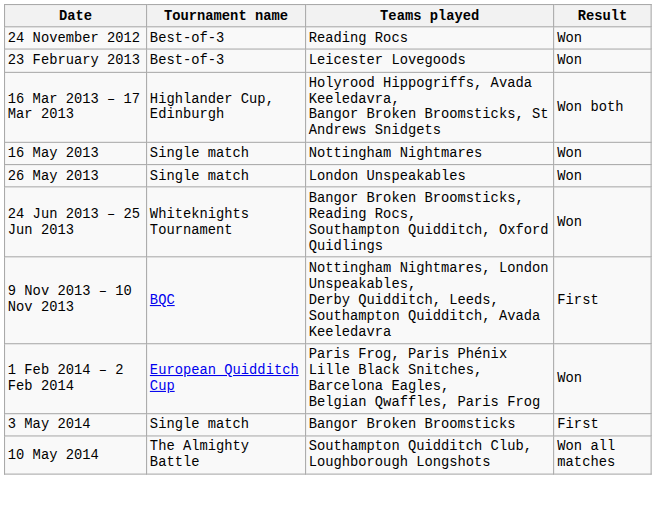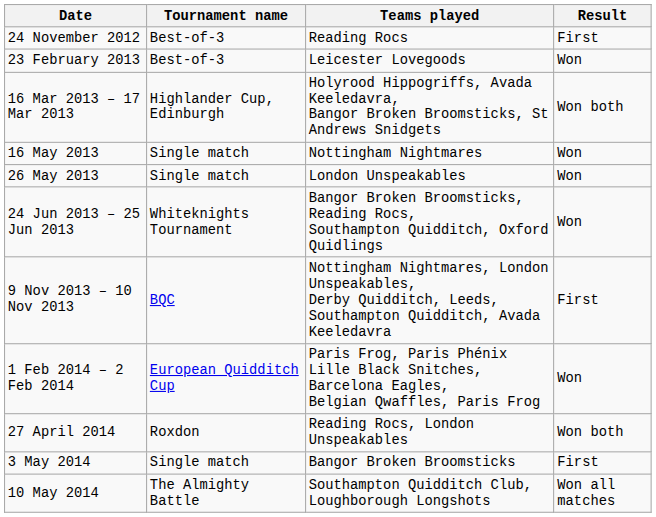(570, 38) Won -> (578, 38) First
+ row: (62, 433)
